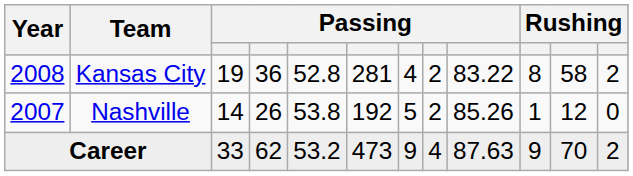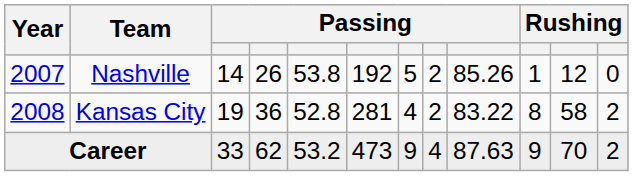rows swapped: (141, 112) <-> (141, 73)
